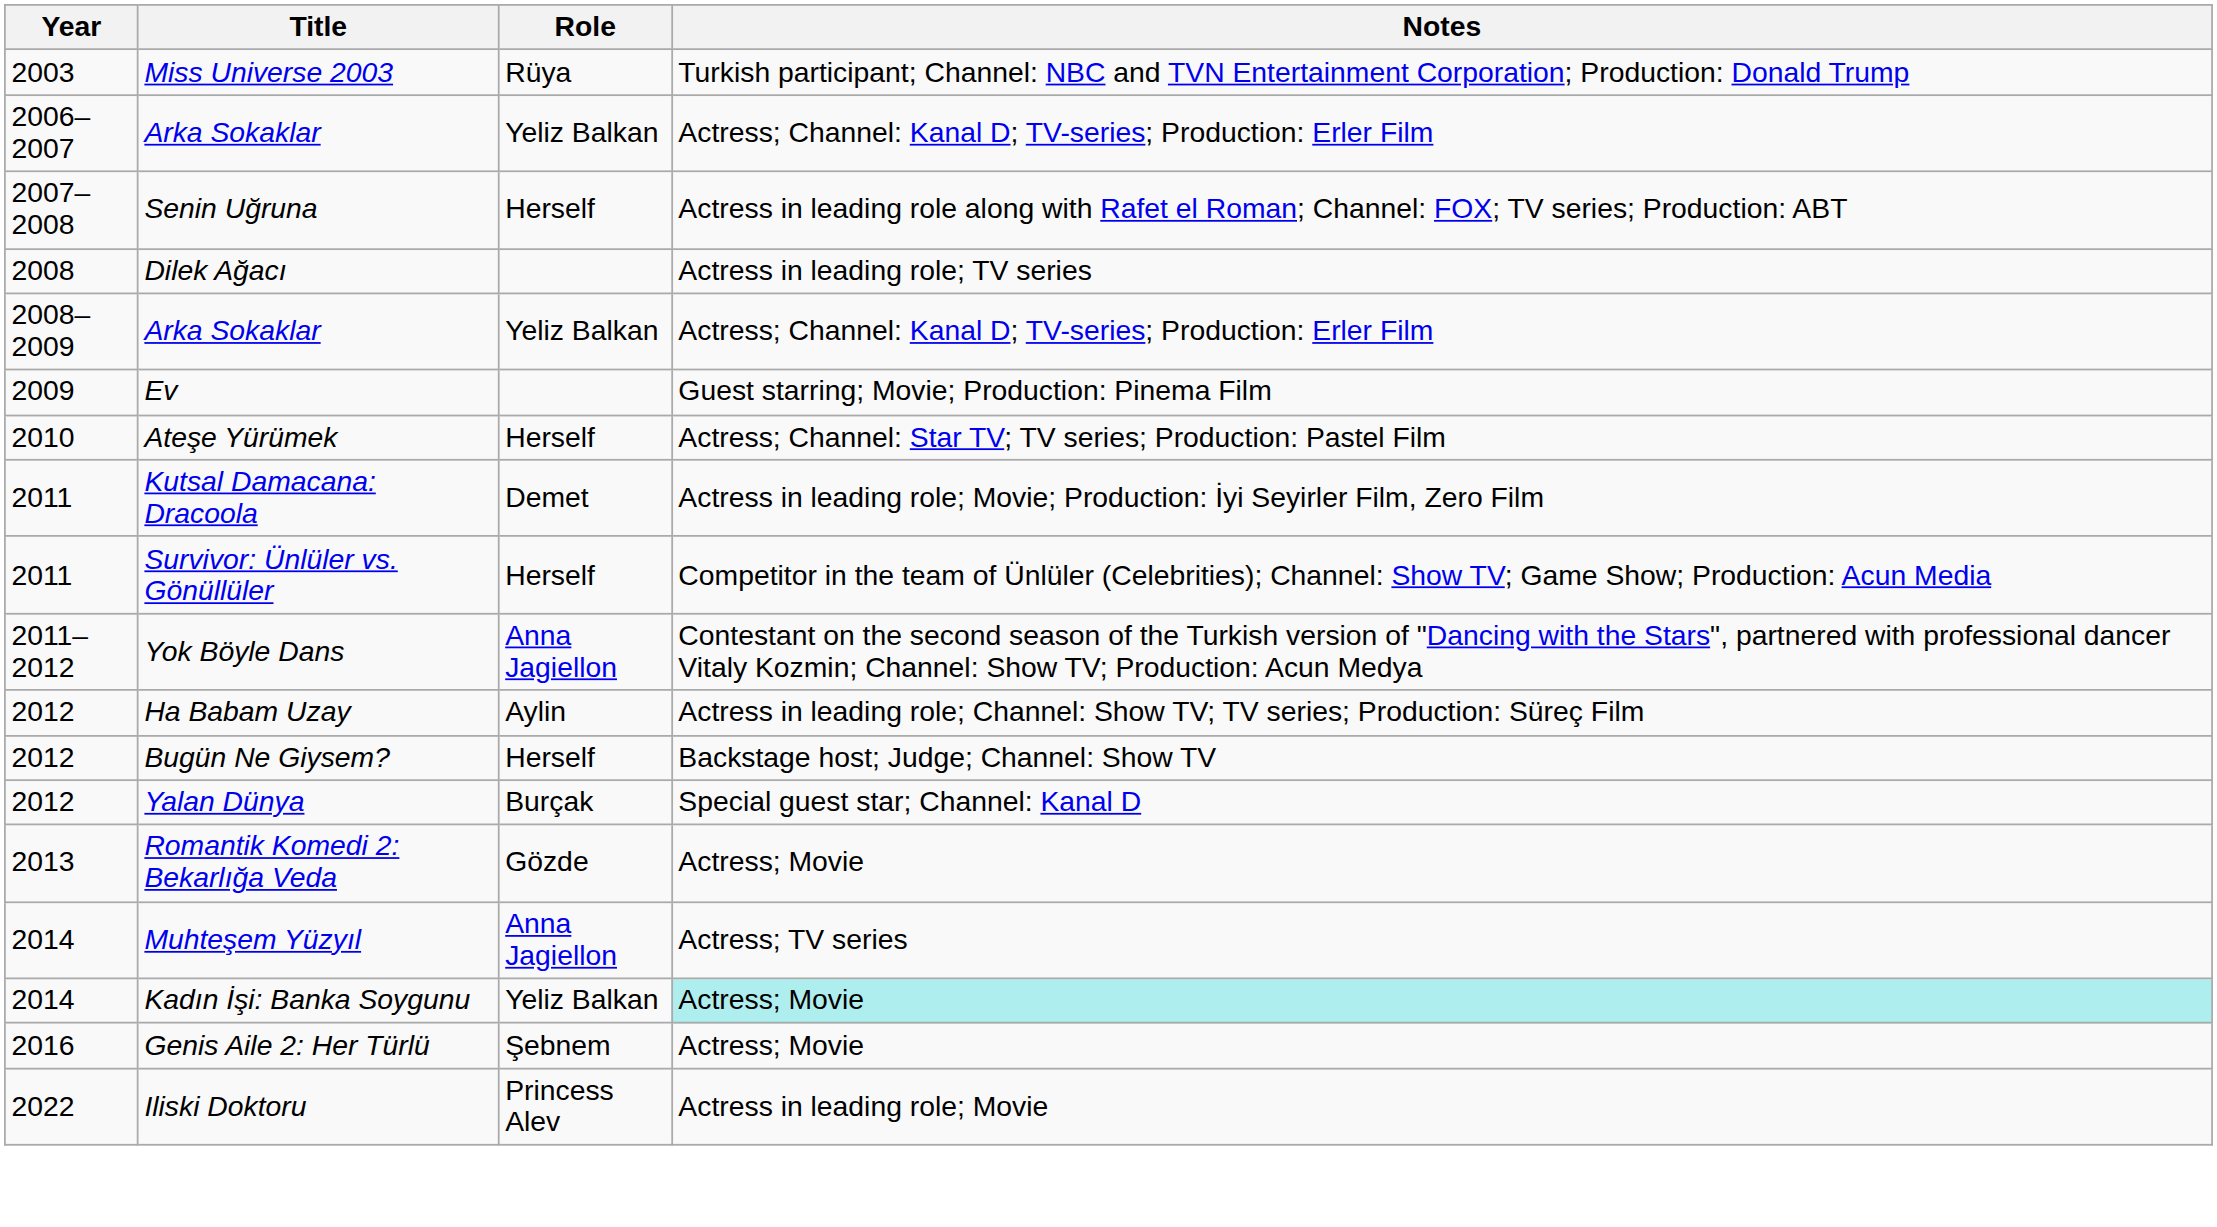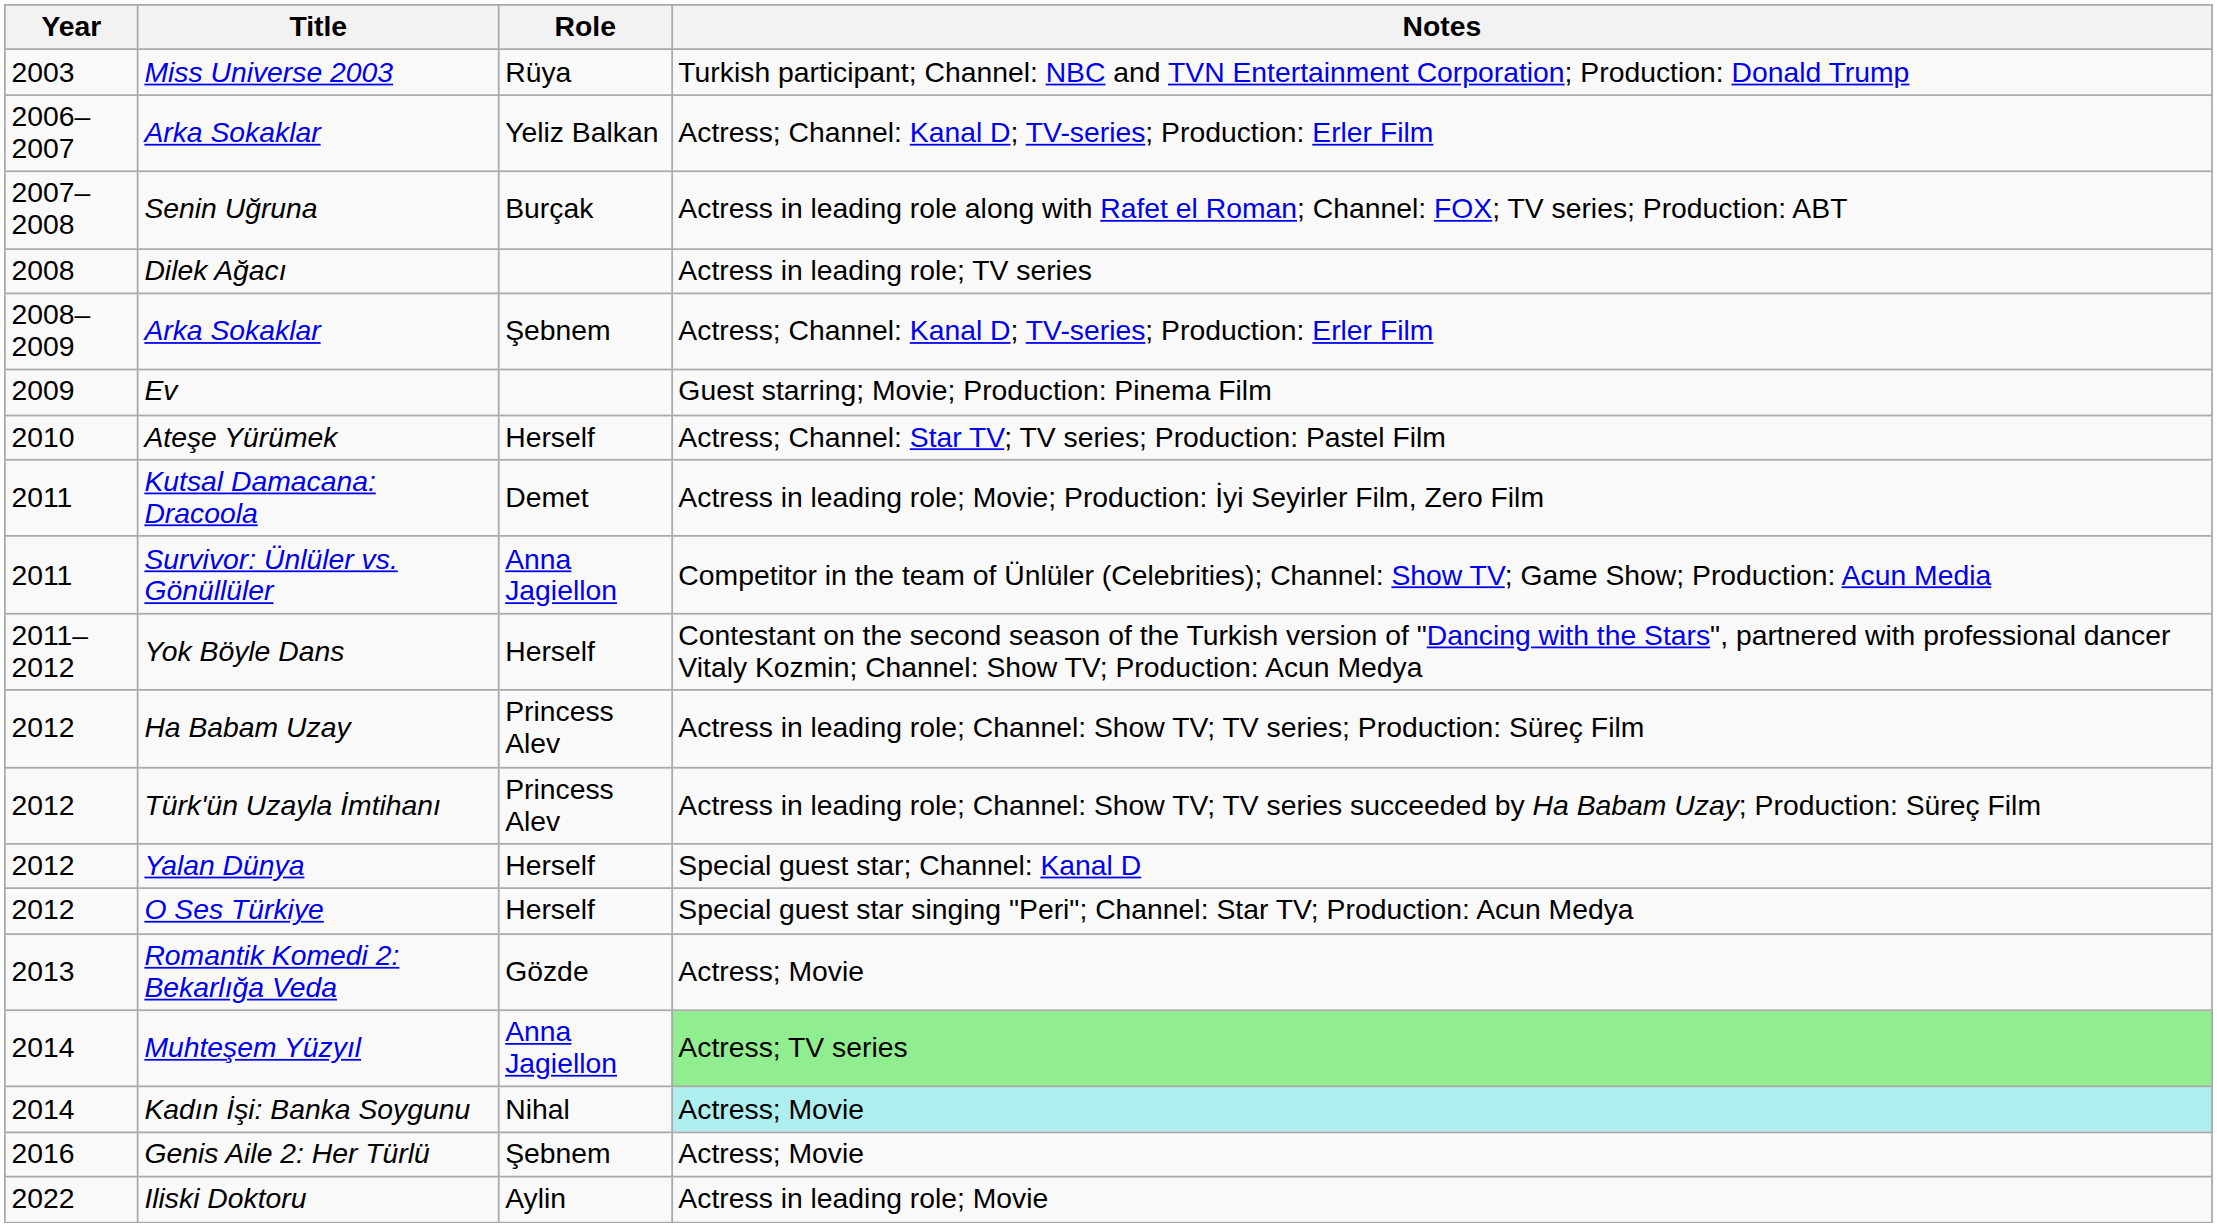(550, 209) Herself -> (549, 209) Burçak
(582, 331) Yeliz Balkan -> (558, 331) Şebnem
(550, 574) Herself -> (561, 574) Anna Jagiellon
(561, 651) Anna Jagiellon -> (550, 651) Herself
(536, 712) Aylin -> (559, 728) Princess Alev
+ row: (43, 804)
- row: (43, 757)
(549, 801) Burçak -> (550, 865) Herself
+ row: (43, 910)
(793, 939) no background -> (793, 1048) lightgreen background
(582, 1000) Yeliz Balkan -> (537, 1109) Nihal
(559, 1106) Princess Alev -> (536, 1198) Aylin
